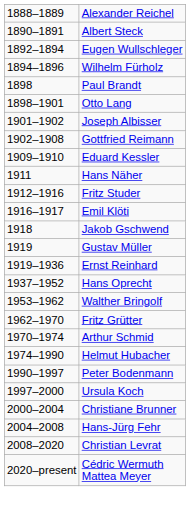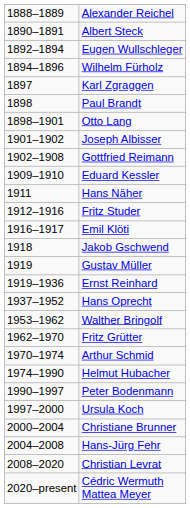+ row: (118, 85)
